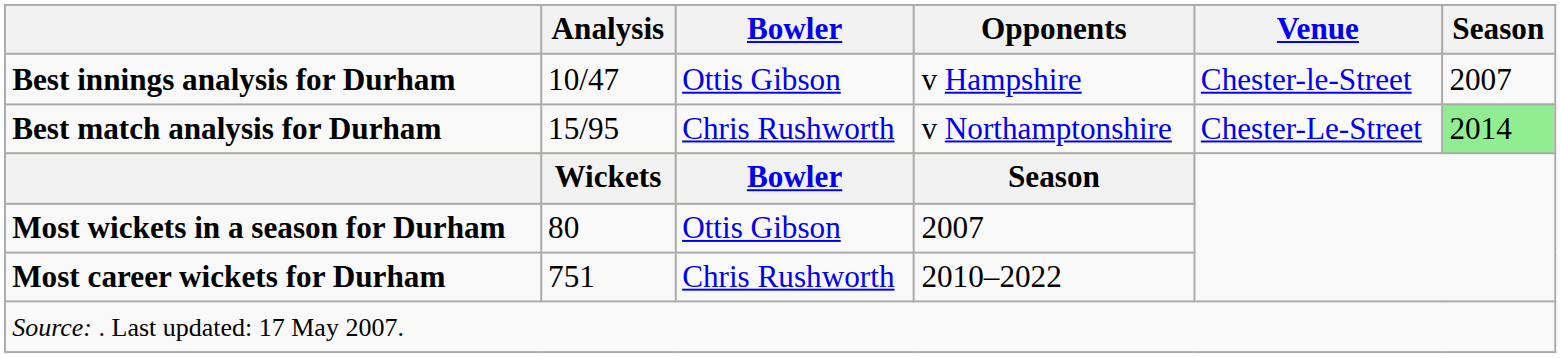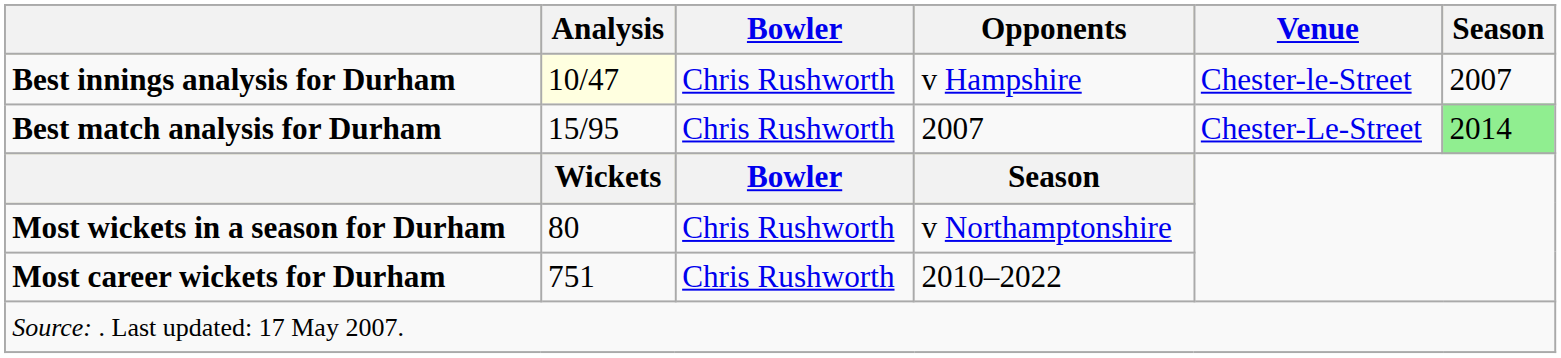(584, 78) no background -> (584, 78) lightyellow background
(761, 78) Ottis Gibson -> (788, 78) Chris Rushworth
(1047, 128) v Northamptonshire -> (953, 128) 2007
(761, 227) Ottis Gibson -> (788, 227) Chris Rushworth
(953, 227) 2007 -> (1047, 227) v Northamptonshire
